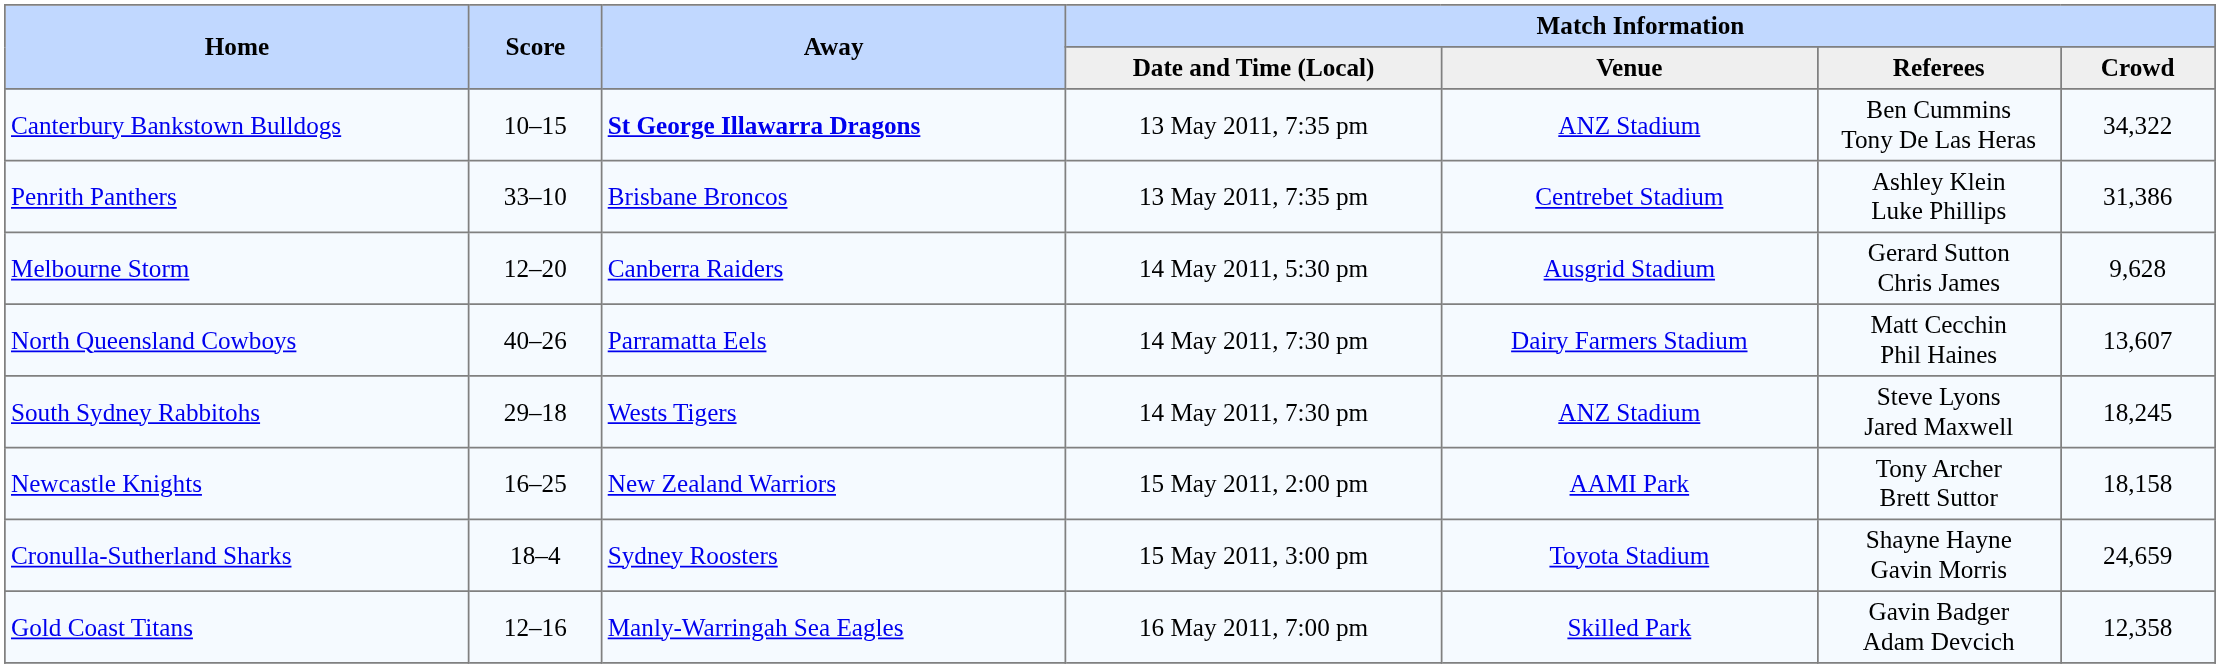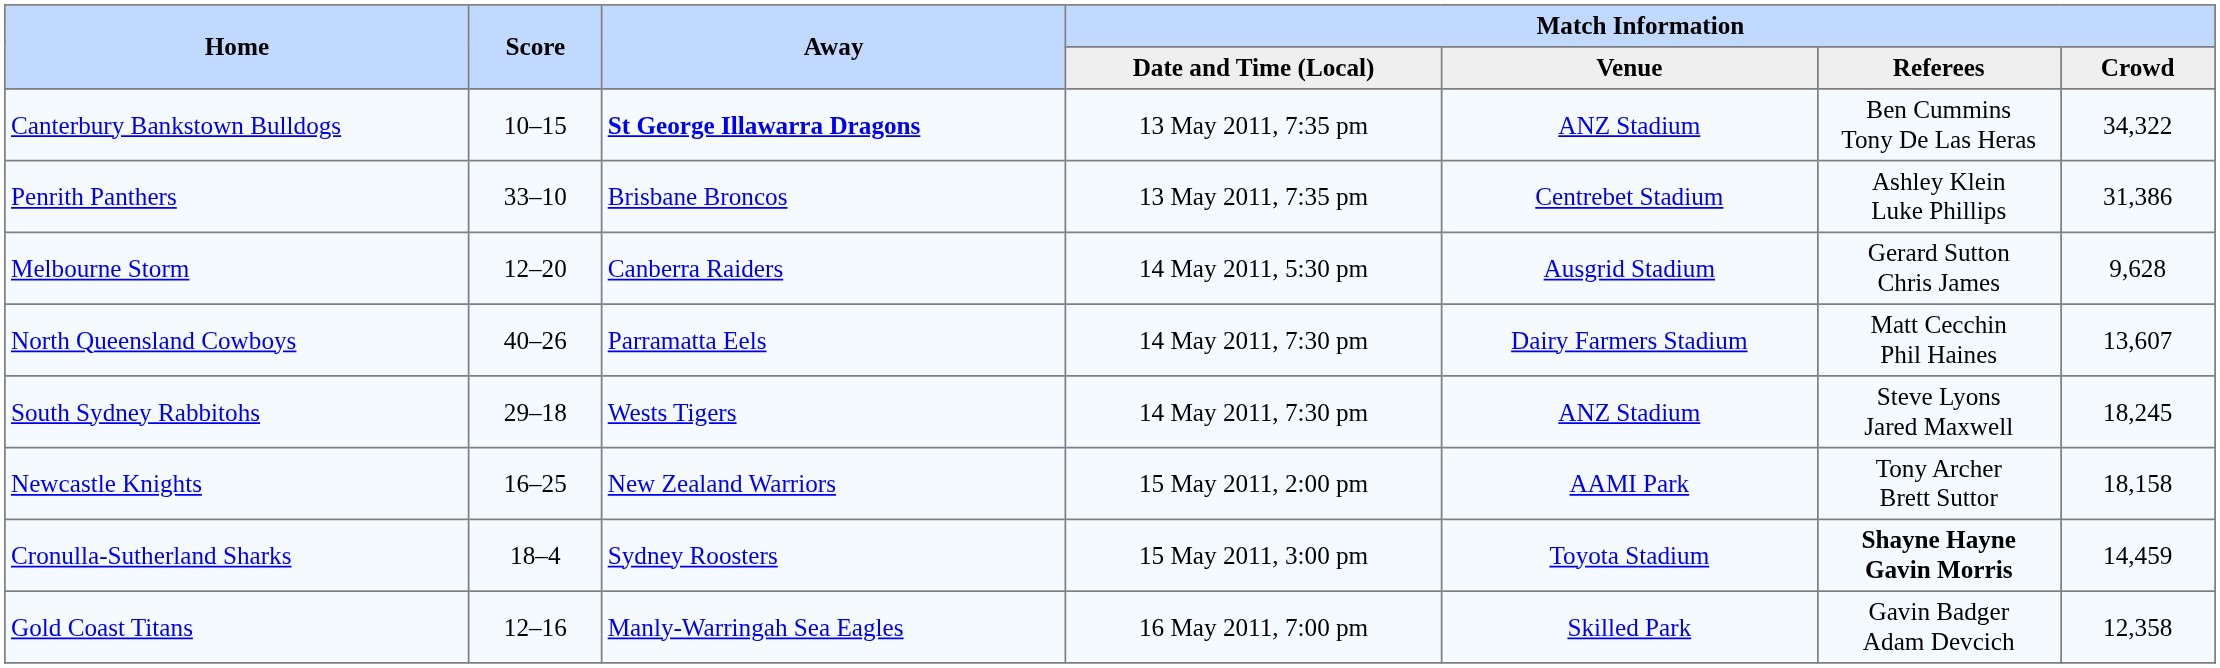(1939, 554) normal -> (1939, 554) bold
(2138, 554) 24,659 -> (2138, 554) 14,459
